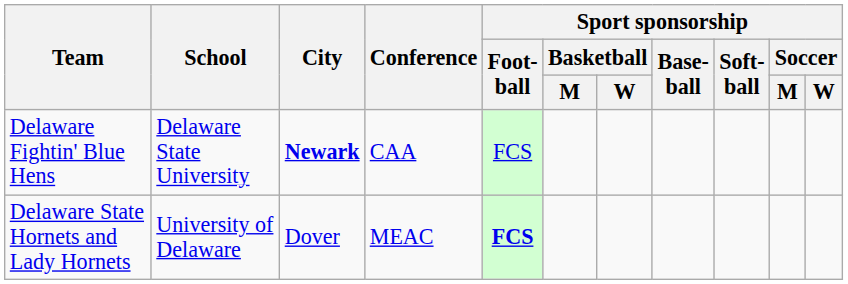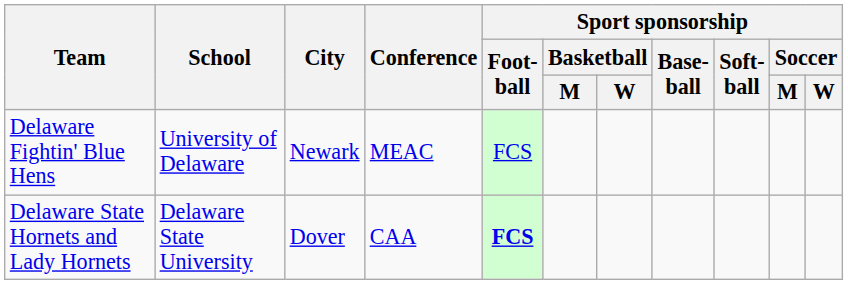(203, 151) Delaware State University -> (218, 151) University of Delaware
(322, 151) bold -> (325, 151) normal
(393, 151) CAA -> (402, 151) MEAC
(215, 236) University of Delaware -> (206, 236) Delaware State University
(402, 236) MEAC -> (393, 236) CAA
